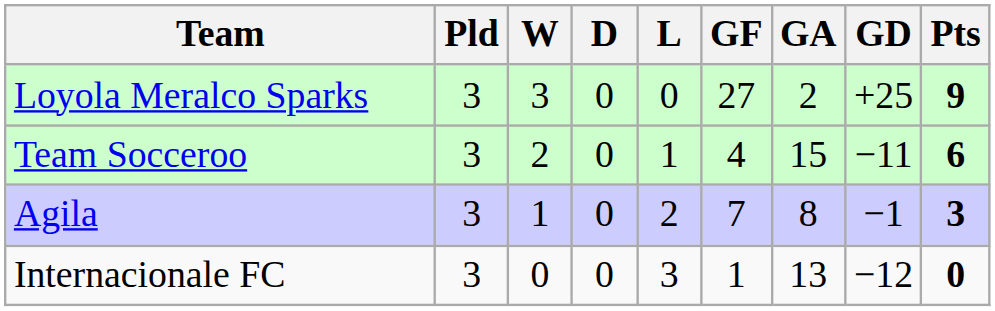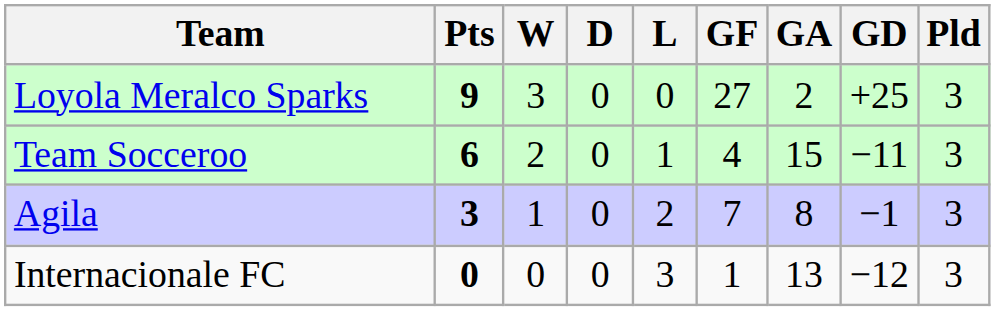columns swapped: (472, 34) <-> (956, 34)
